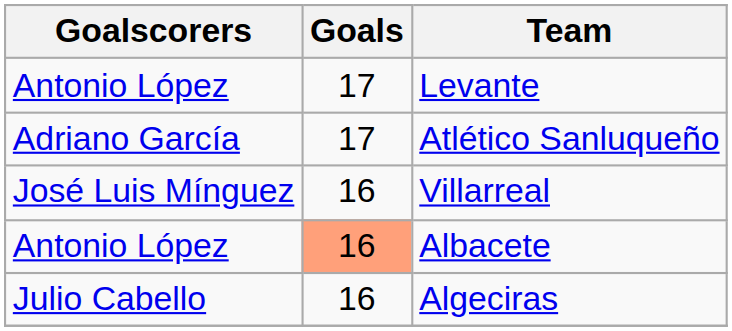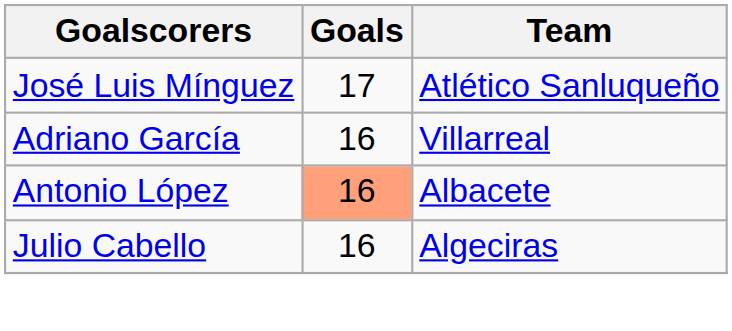- row: (479, 84)
(126, 138) Adriano García -> (154, 84) José Luis Mínguez
(154, 191) José Luis Mínguez -> (126, 138) Adriano García
